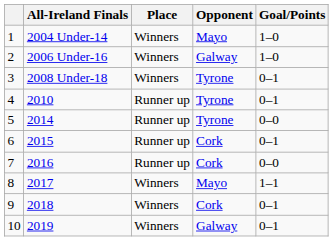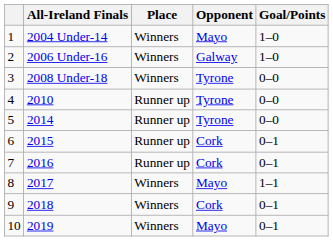(269, 78) 0–1 -> (269, 78) 0–0
(269, 99) 0–1 -> (269, 99) 0–0
(269, 162) 0–0 -> (269, 162) 0–1
(217, 225) Galway -> (212, 225) Mayo
